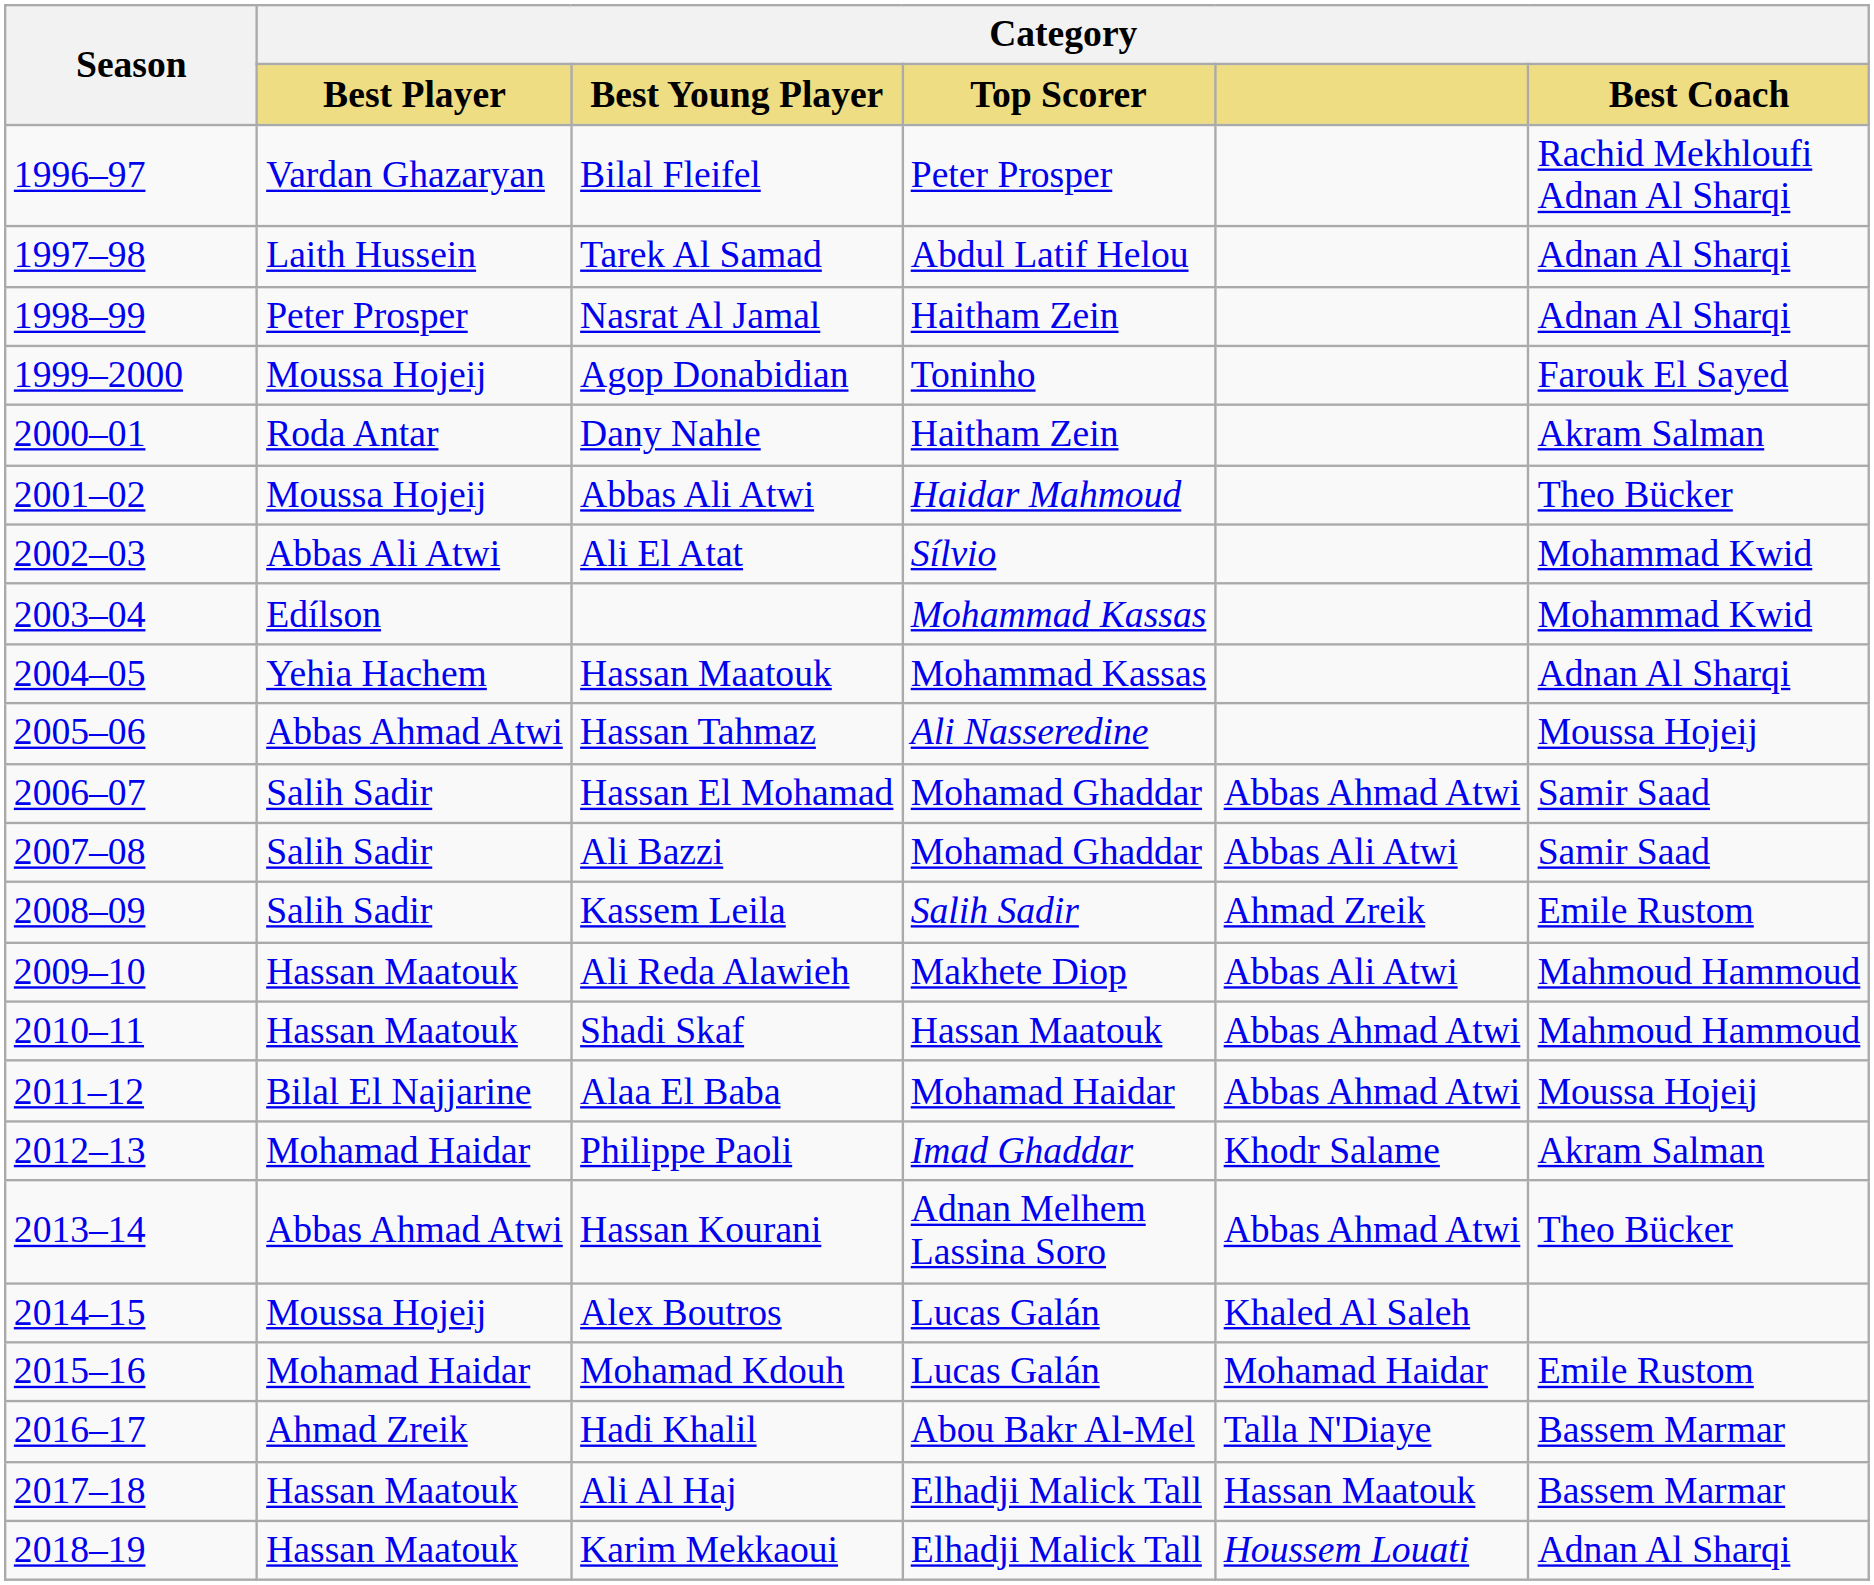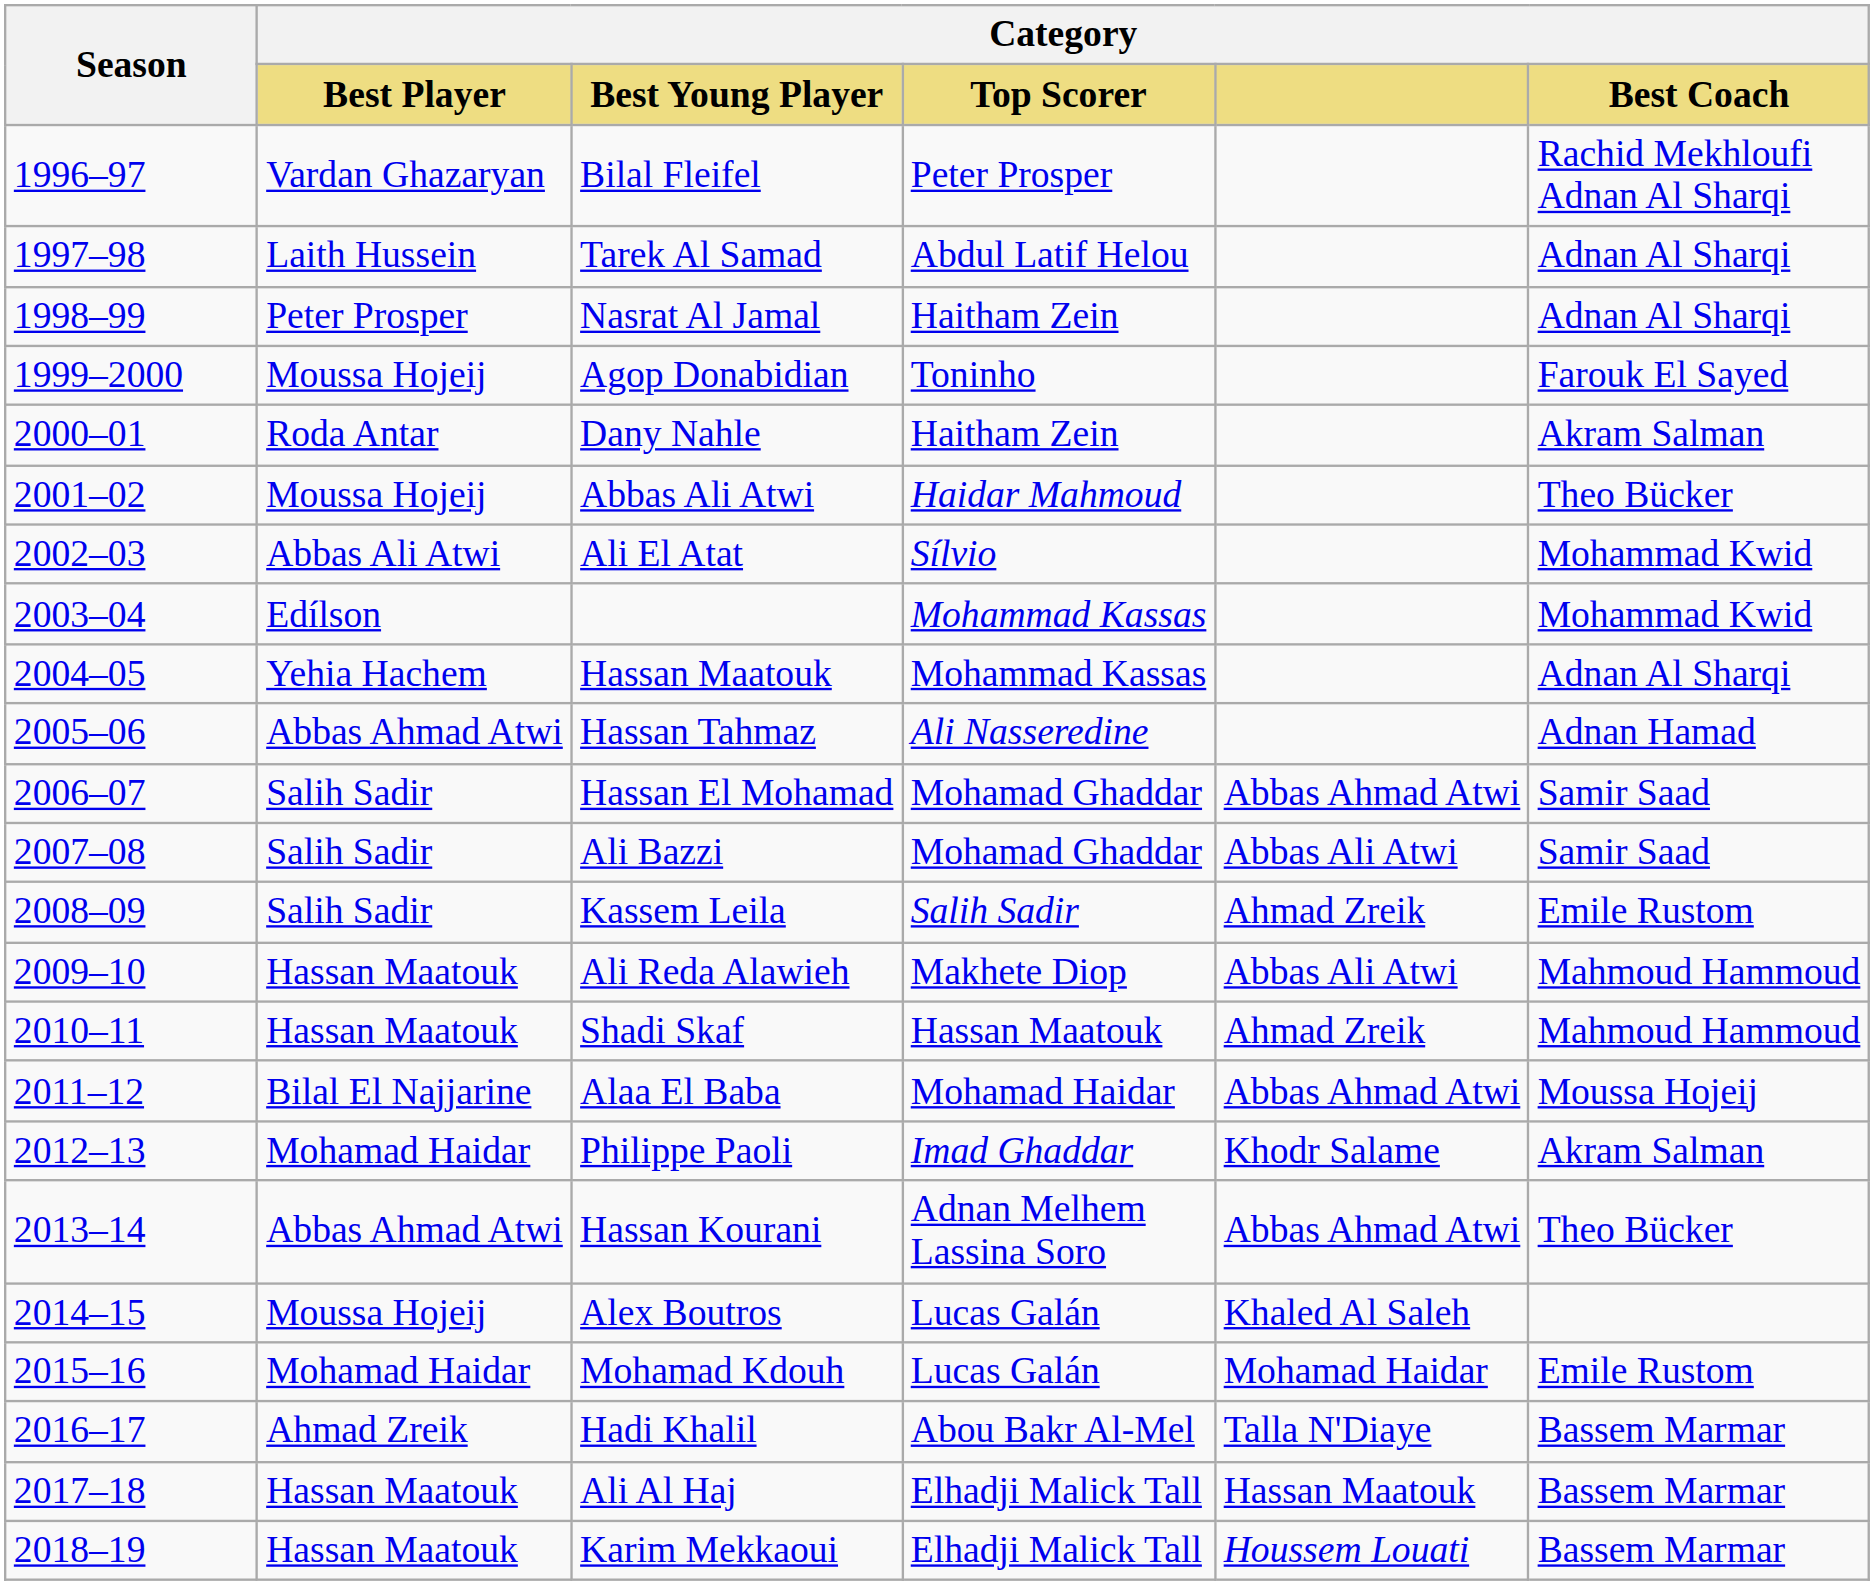(1648, 732) Moussa Hojeij -> (1647, 732) Adnan Hamad
(1372, 1030) Abbas Ahmad Atwi -> (1324, 1030) Ahmad Zreik
(1664, 1550) Adnan Al Sharqi -> (1661, 1550) Bassem Marmar
